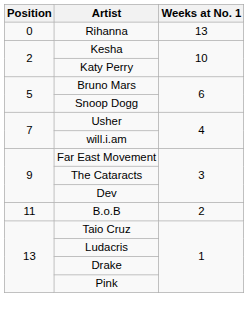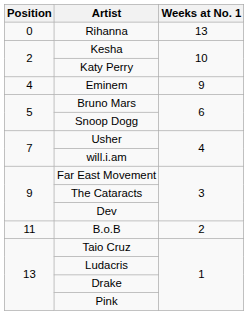+ row: (107, 85)
